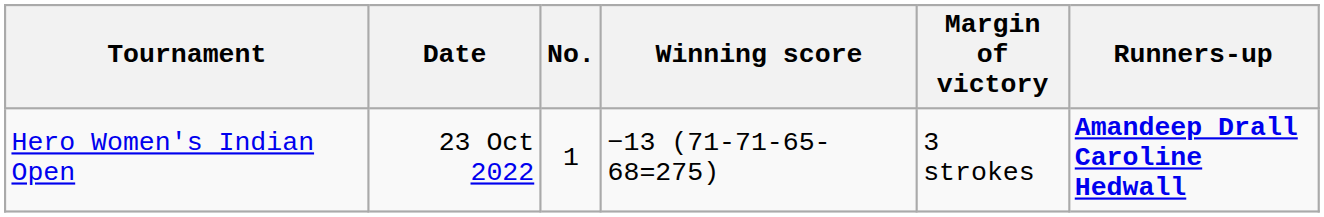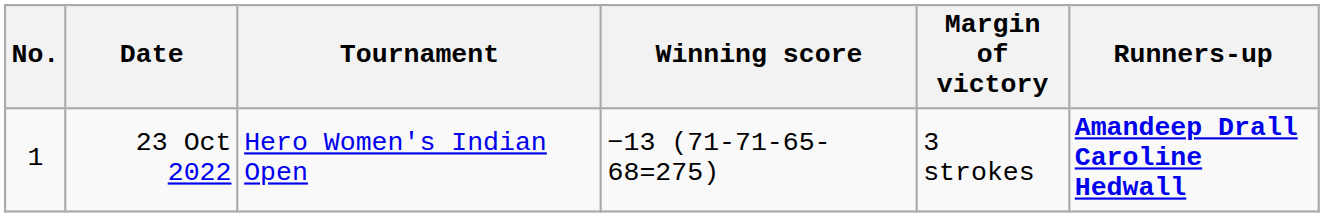columns swapped: (571, 57) <-> (187, 57)
